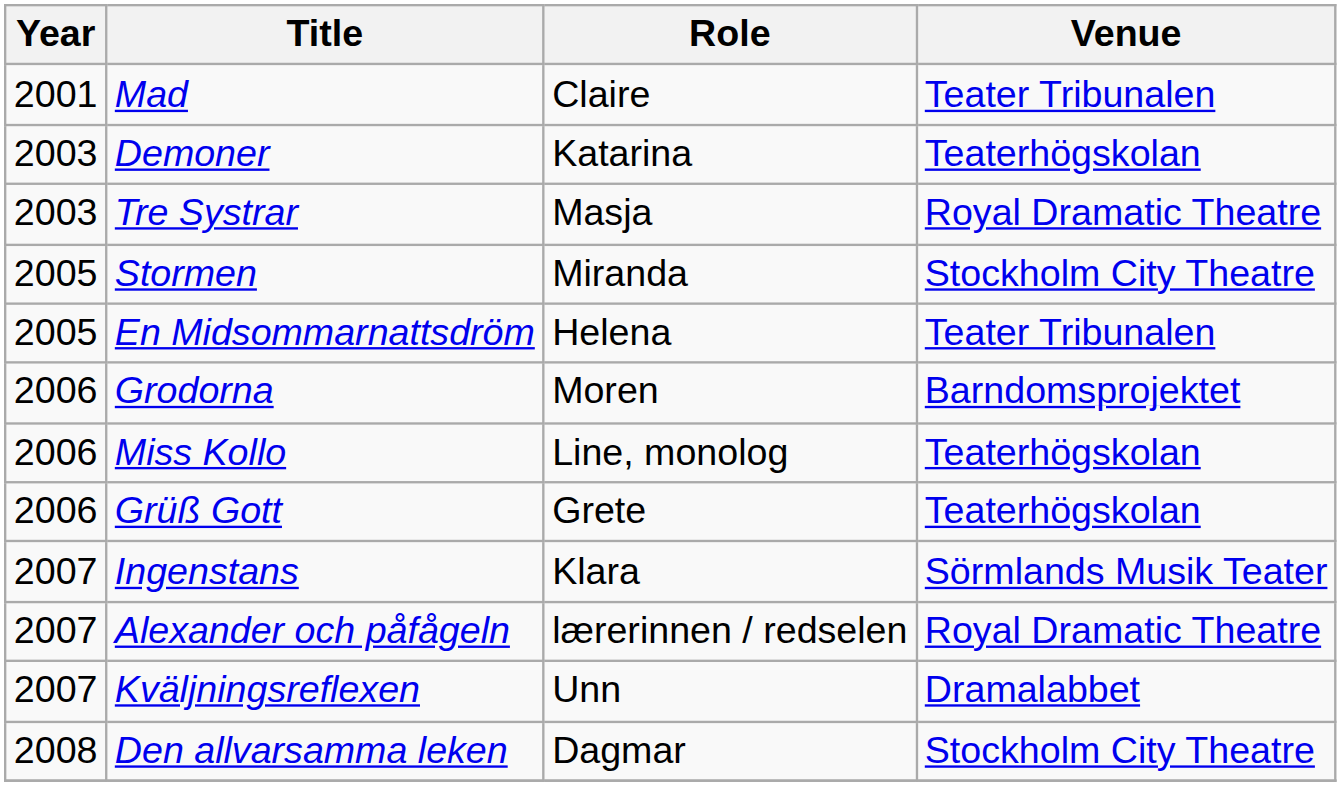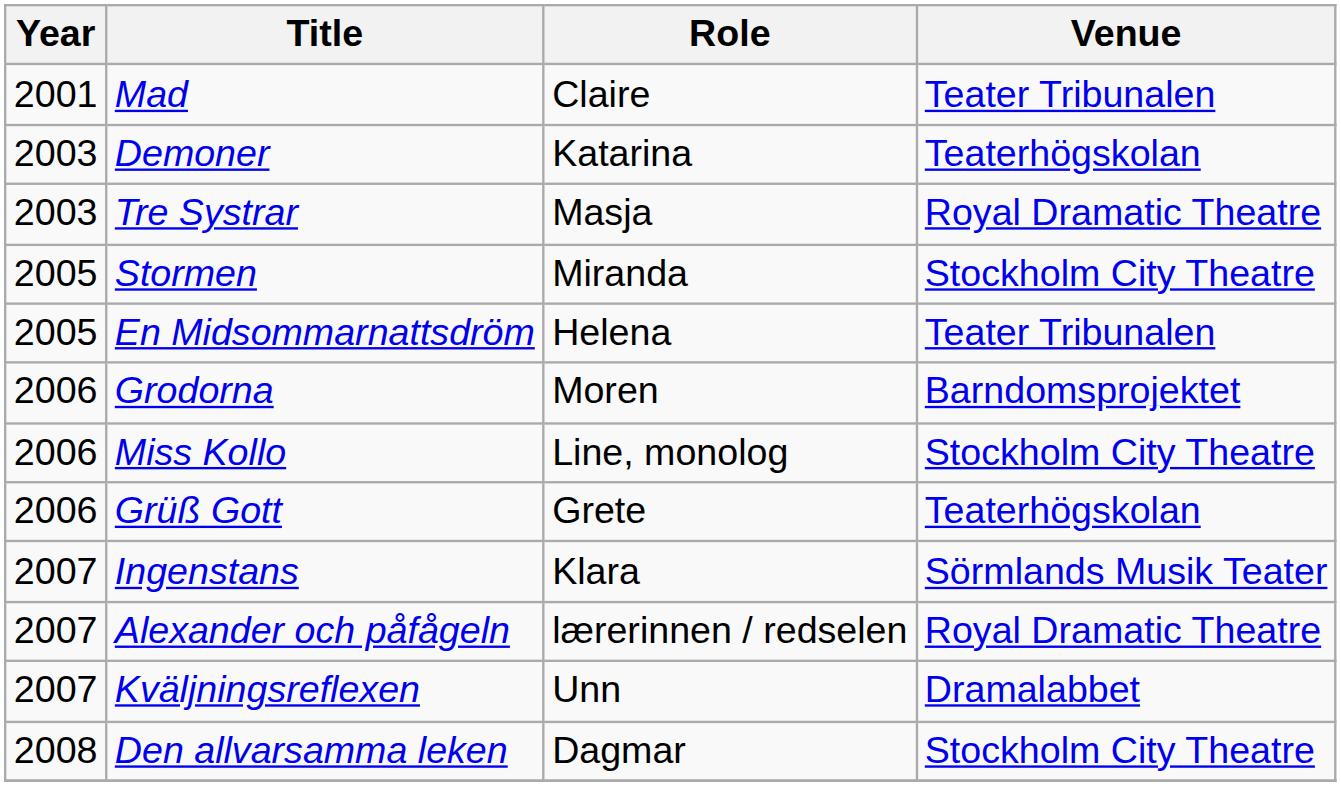(1063, 451) Teaterhögskolan -> (1120, 451) Stockholm City Theatre
